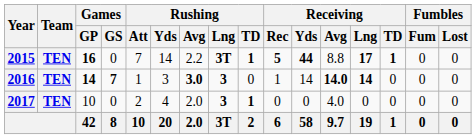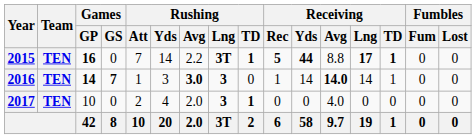(365, 79) bold -> (365, 79) normal
(393, 79) 0 -> (393, 79) 1
